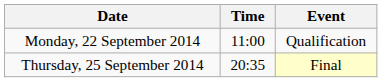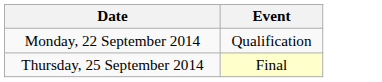- column: (248, 16)
